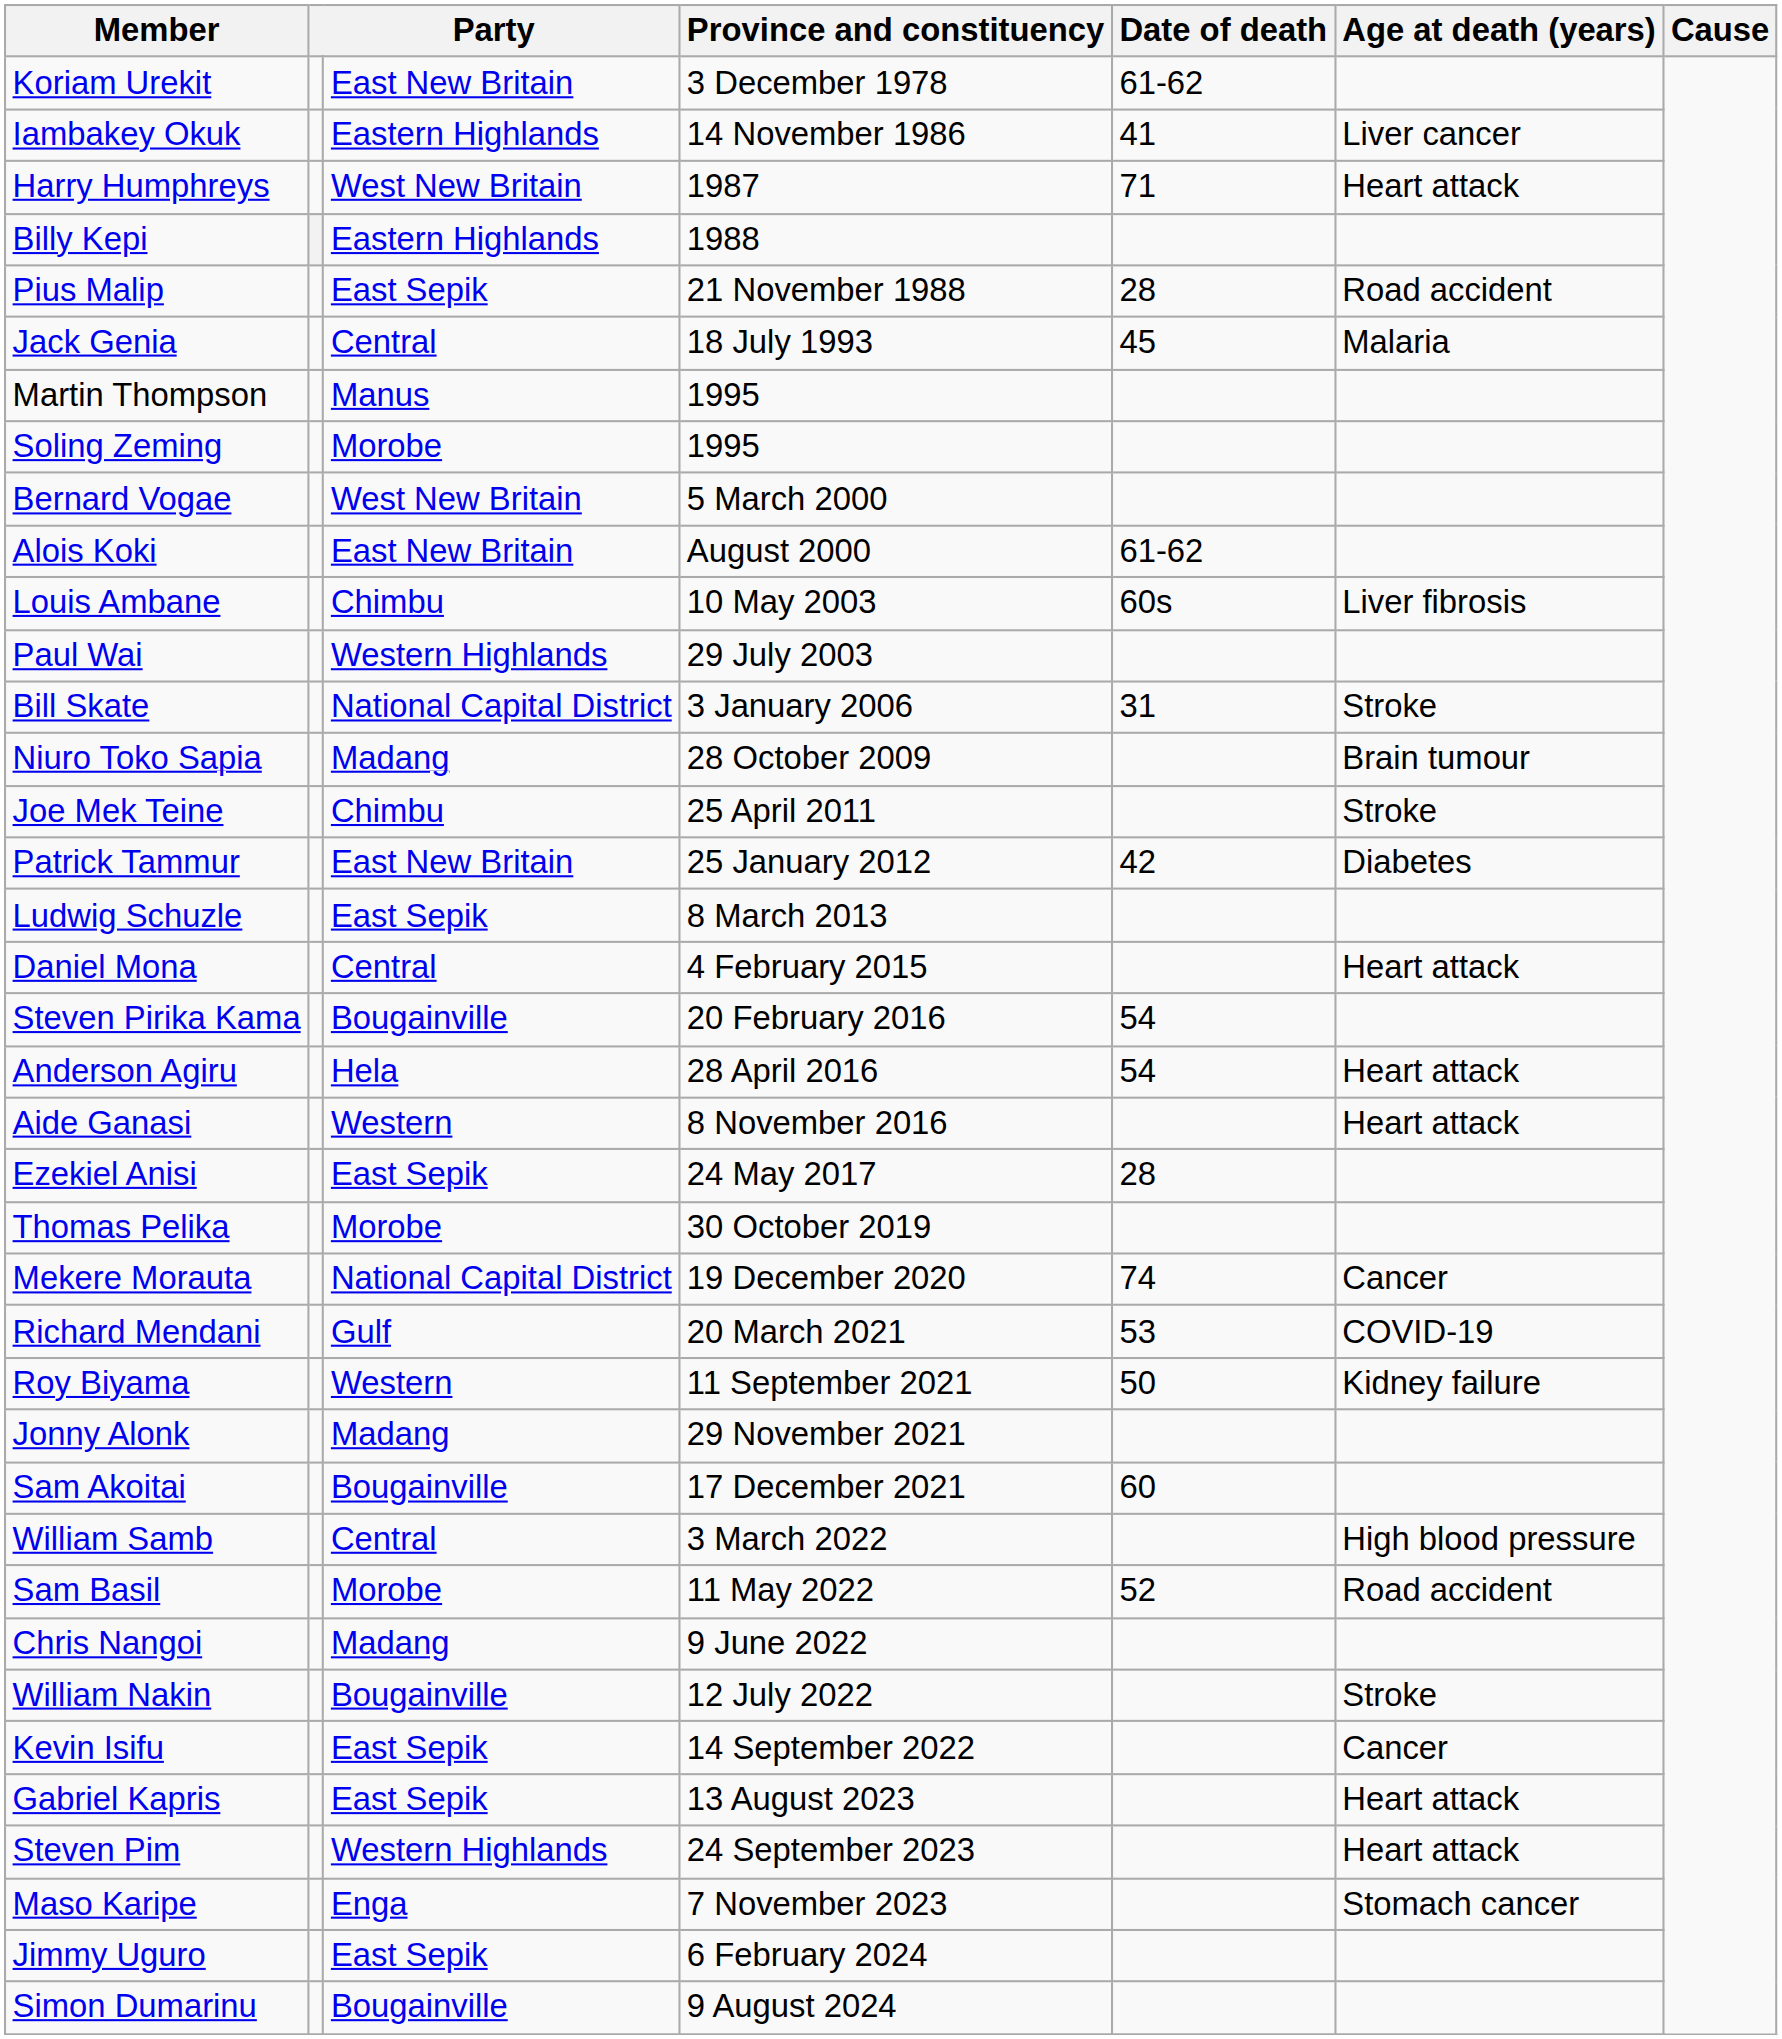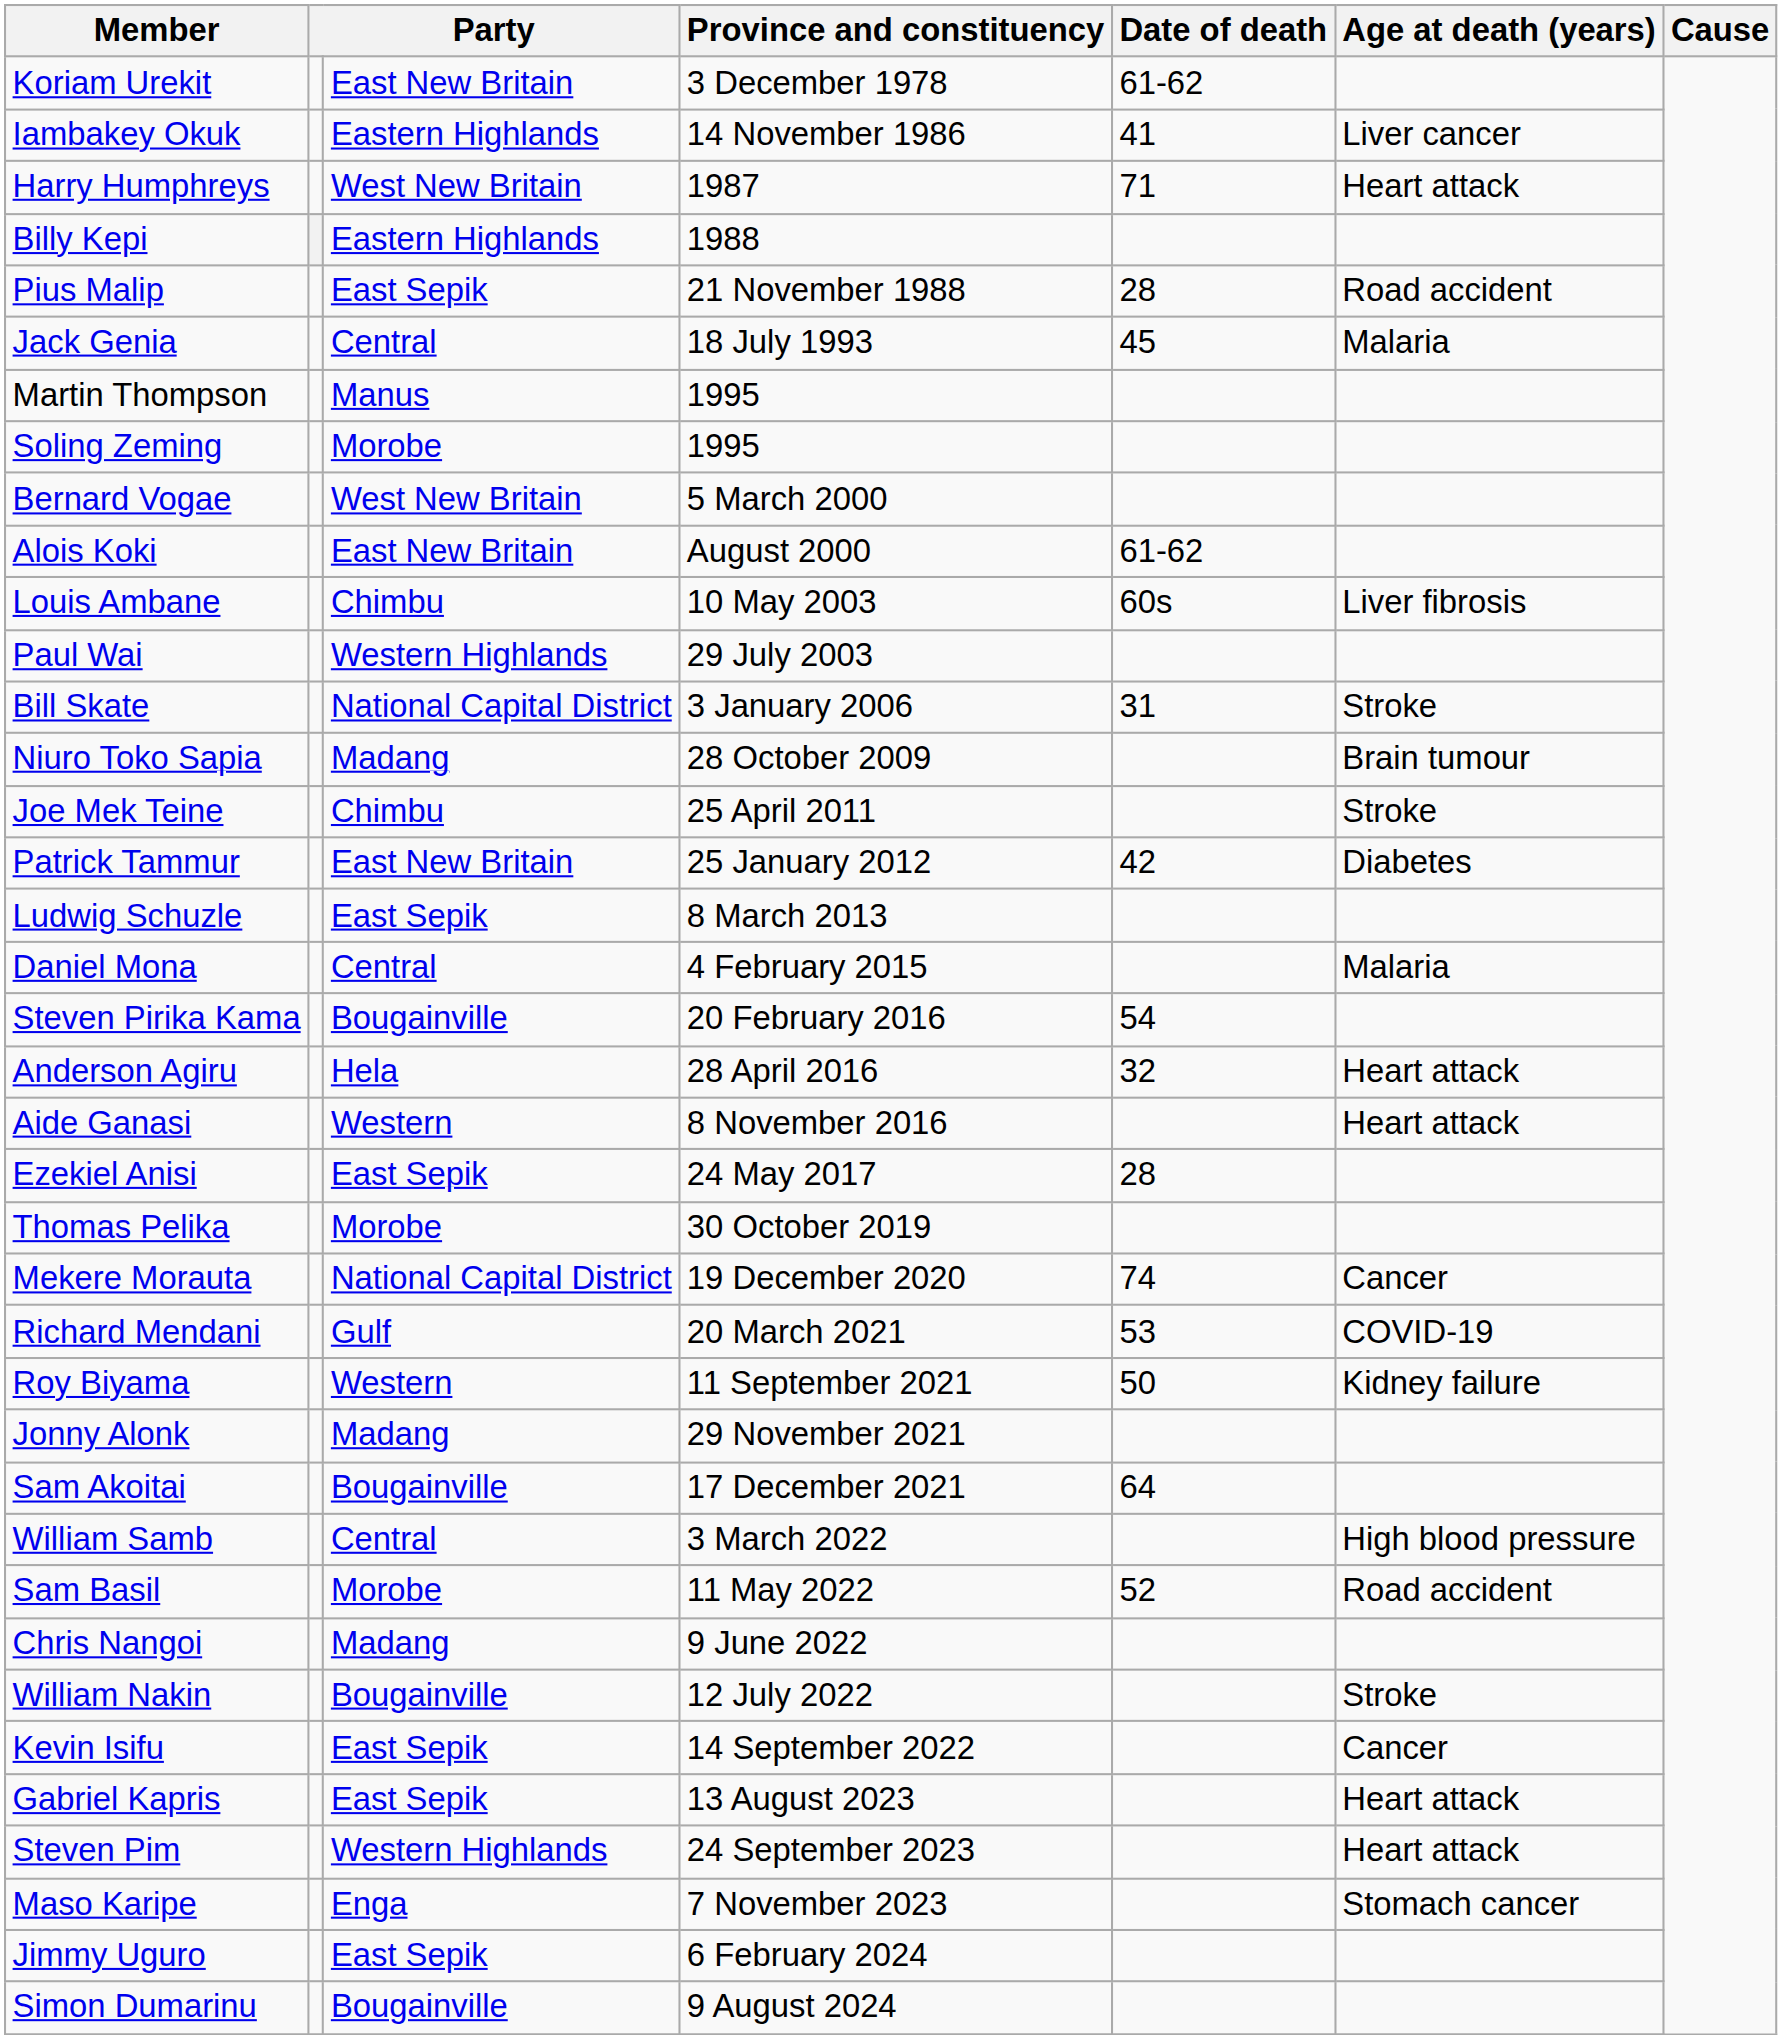(1431, 966) Heart attack -> (1396, 966) Malaria
(1138, 1070) 54 -> (1138, 1070) 32
(1138, 1487) 60 -> (1138, 1487) 64
